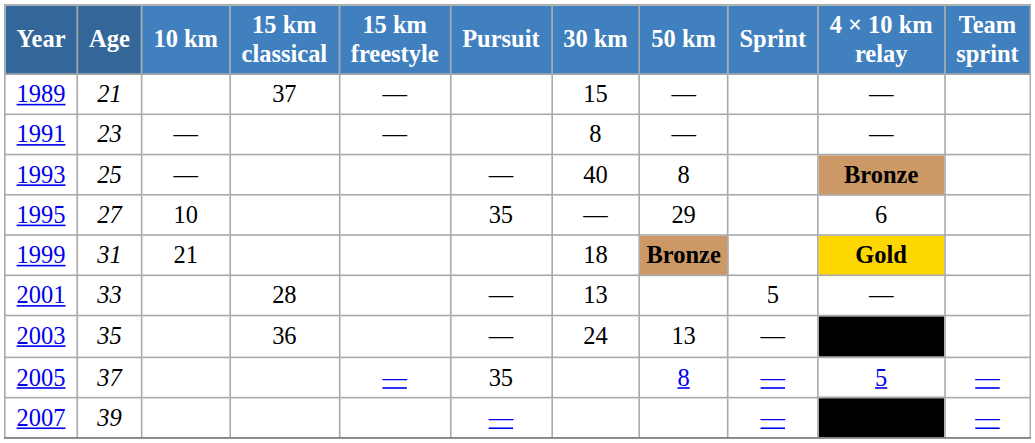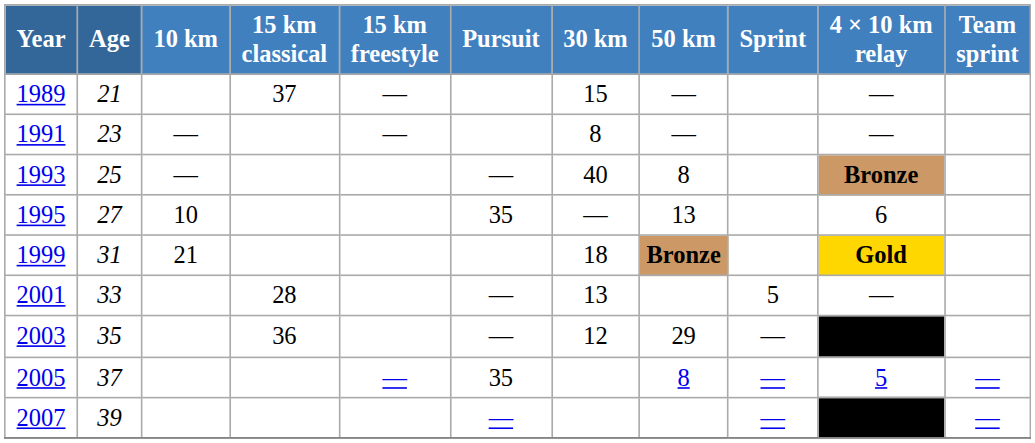(684, 215) 29 -> (684, 215) 13
(595, 336) 24 -> (595, 336) 12
(684, 336) 13 -> (684, 336) 29
